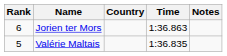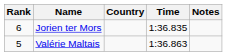(168, 28) 1:36.863 -> (168, 28) 1:36.835
(168, 43) 1:36.835 -> (168, 43) 1:36.863
